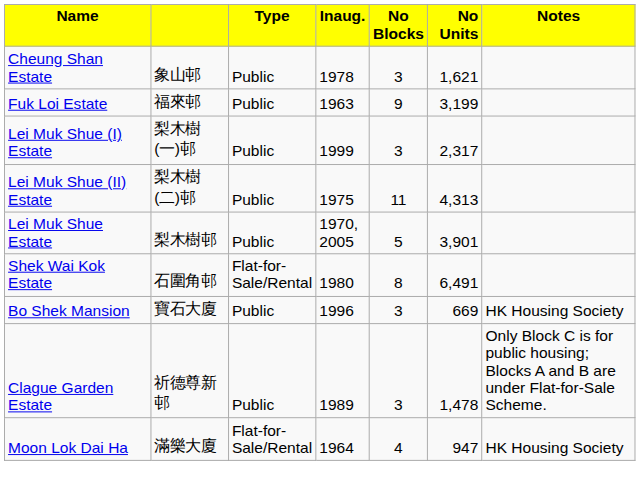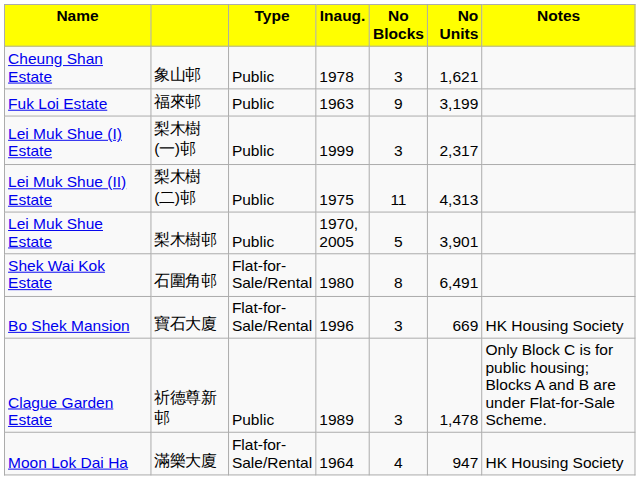(253, 311) Public -> (272, 317) Flat-for-Sale/Rental
